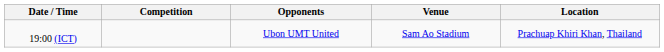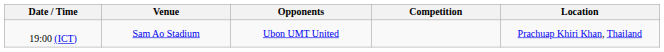columns swapped: (166, 12) <-> (436, 12)
